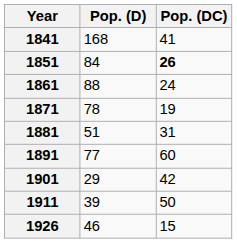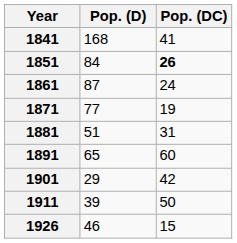(92, 86) 88 -> (92, 86) 87
(92, 109) 78 -> (92, 109) 77
(92, 156) 77 -> (92, 156) 65
